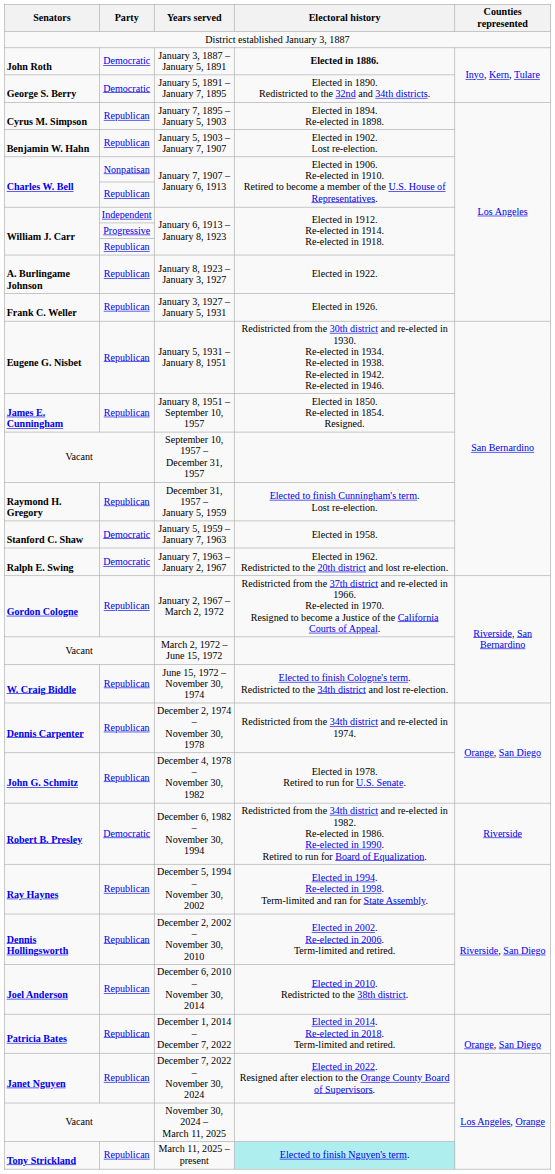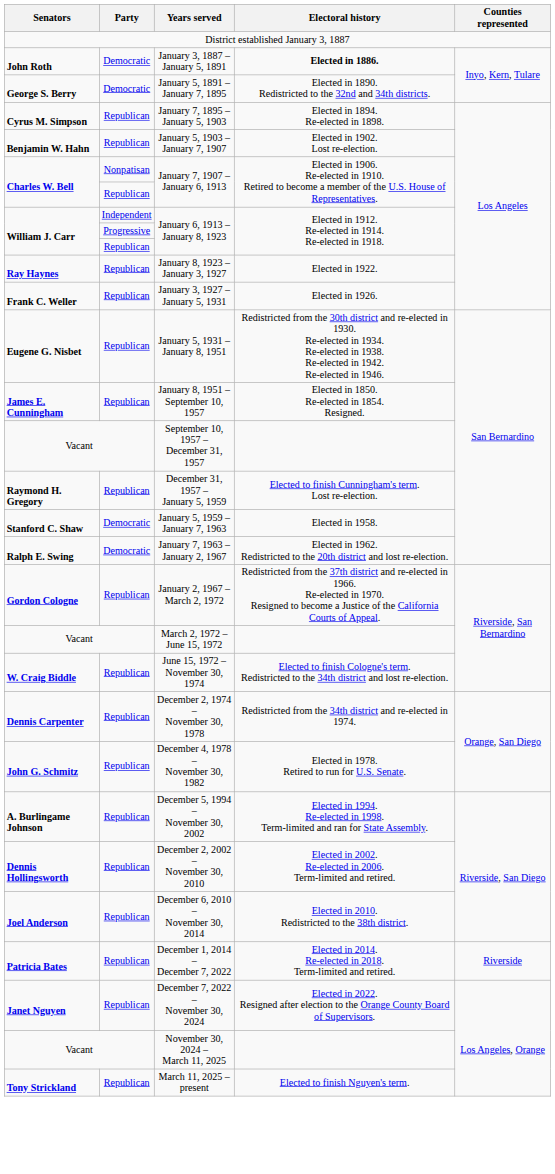(38, 280) A. Burlingame Johnson -> (33, 274) Ray Haynes
- row: (127, 833)
(33, 895) Ray Haynes -> (38, 822) A. Burlingame Johnson
(503, 1045) Orange, San Diego -> (503, 961) Riverside
(345, 1155) paleturquoise background -> (345, 1082) no background
